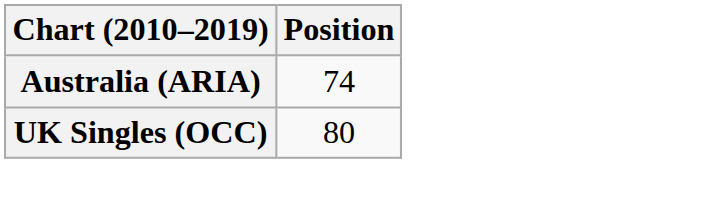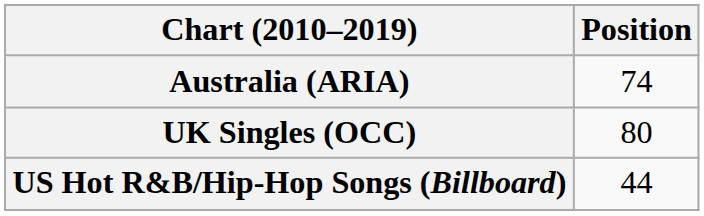+ row: (289, 183)
